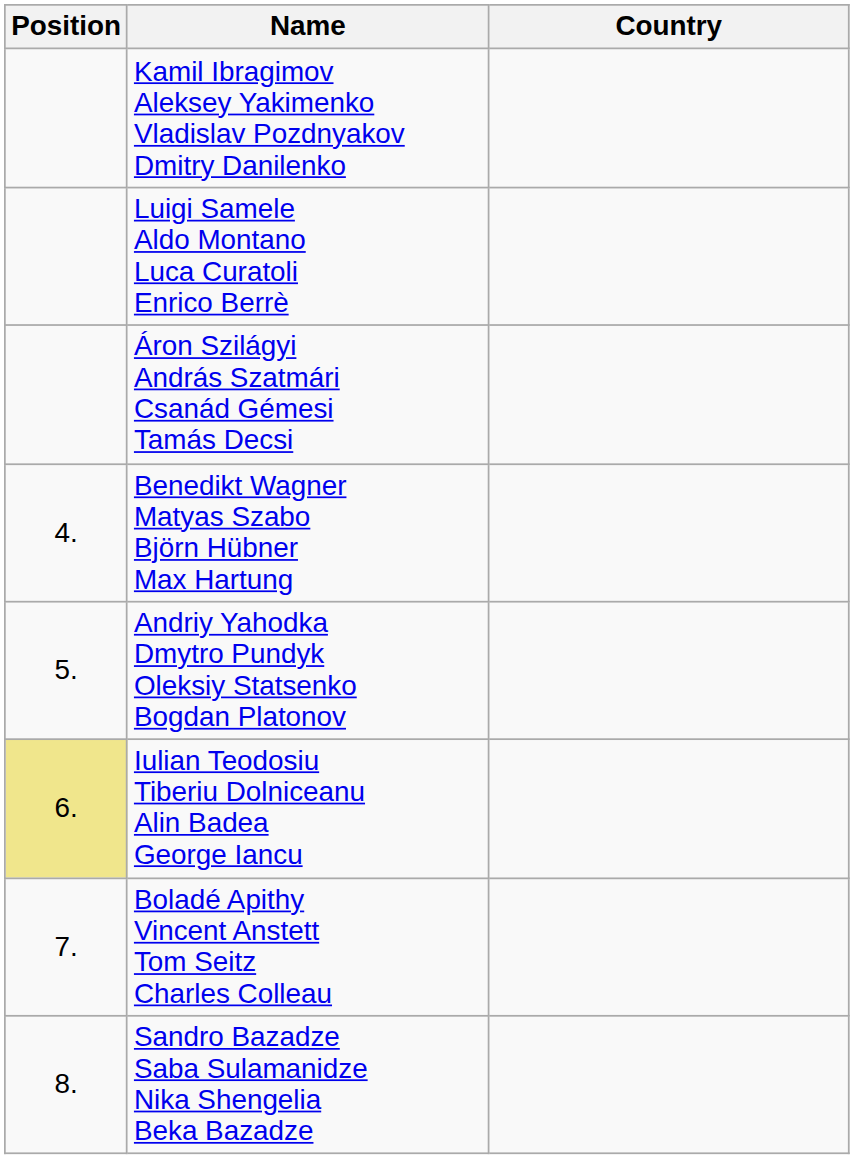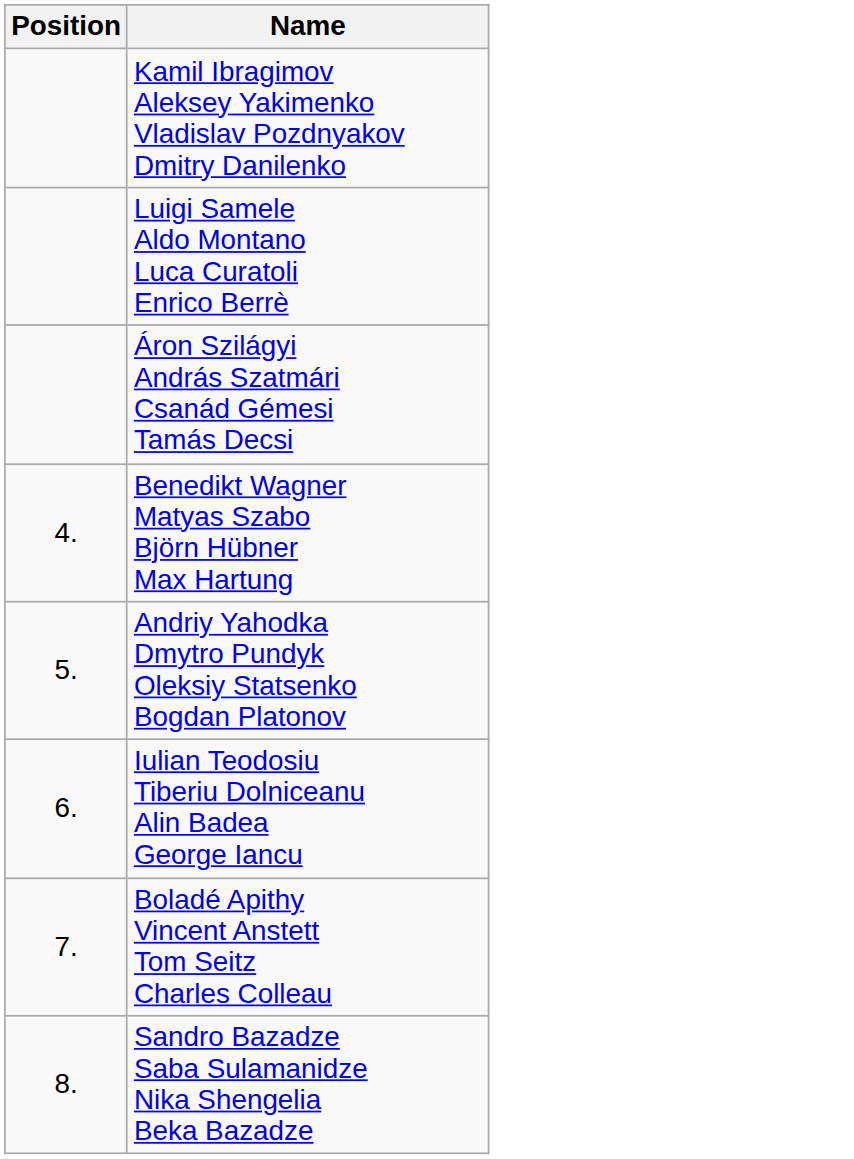- column: (669, 26)
(66, 808) khaki background -> (66, 808) no background
